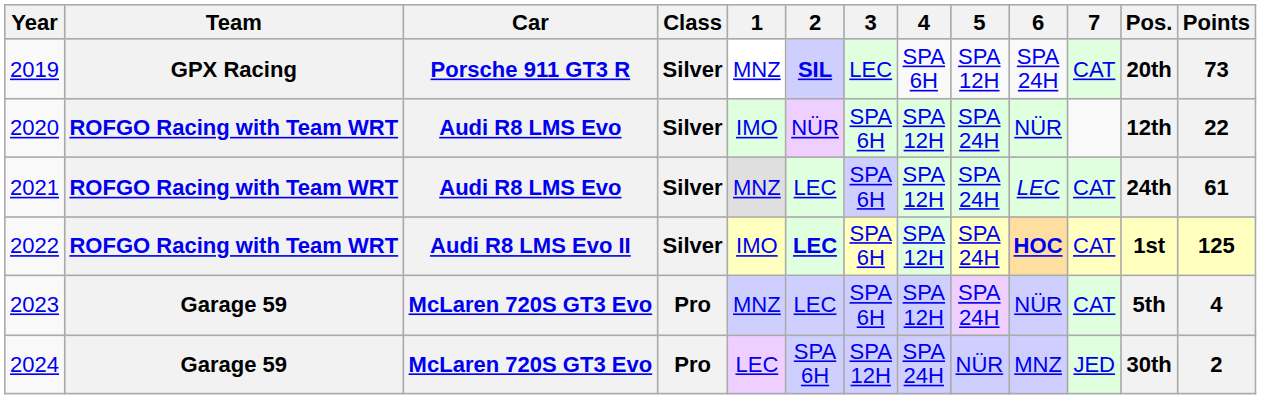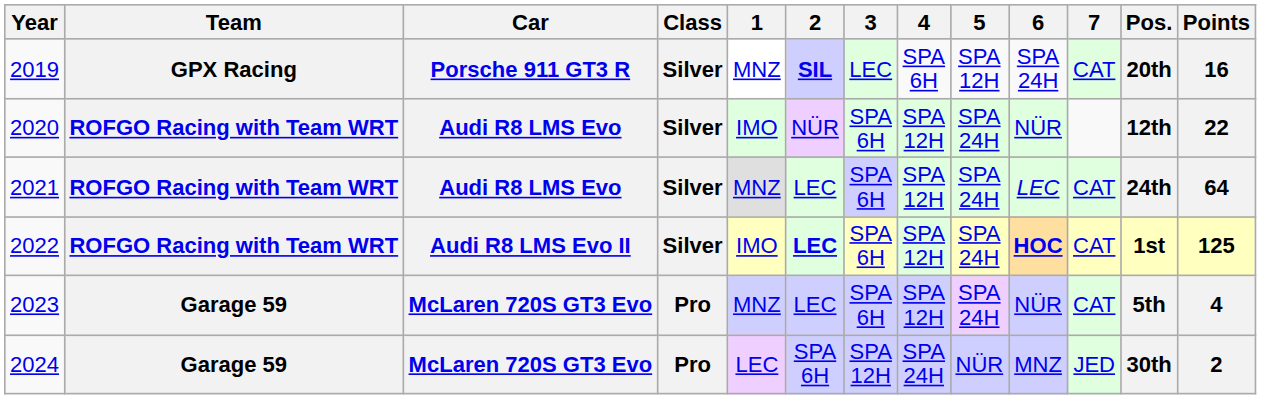(1216, 69) 73 -> (1216, 69) 16
(1216, 187) 61 -> (1216, 187) 64
